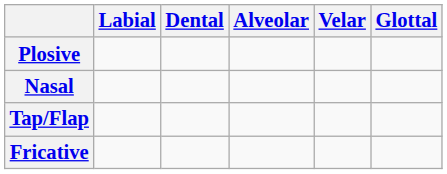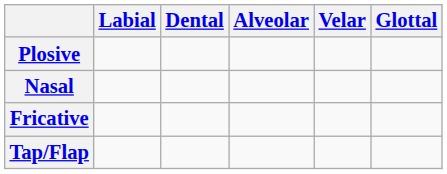rows swapped: (49, 151) <-> (49, 119)
